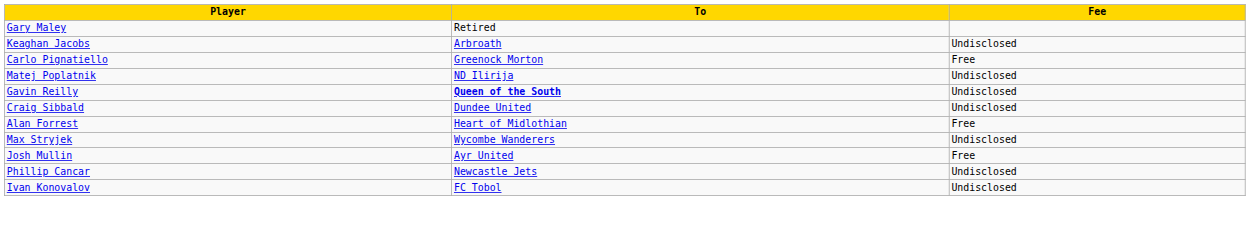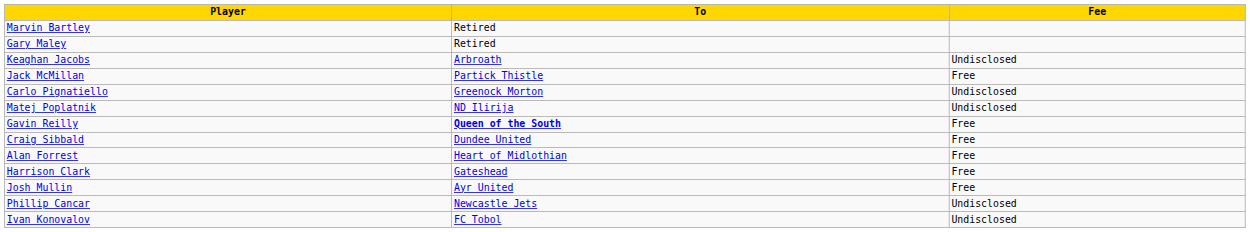+ row: (48, 29)
+ row: (45, 77)
(963, 61) Free -> (984, 92) Undisclosed
(984, 92) Undisclosed -> (963, 124) Free
(984, 108) Undisclosed -> (963, 140) Free
- row: (39, 140)
+ row: (48, 172)
